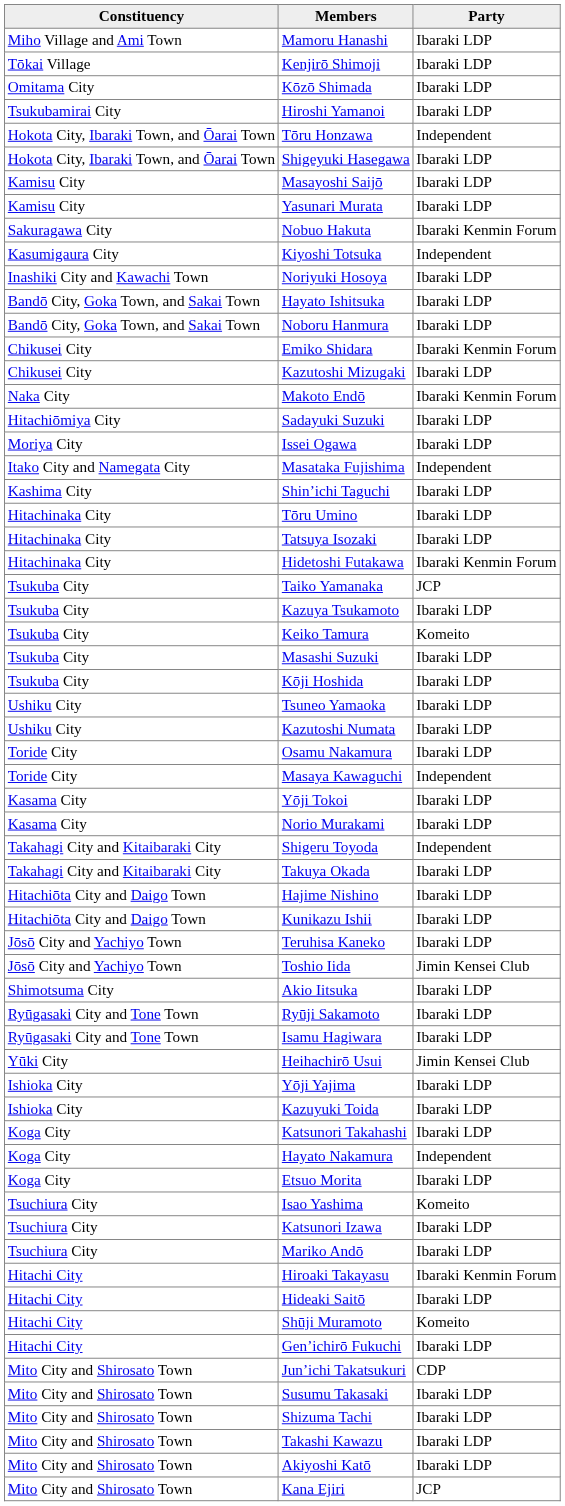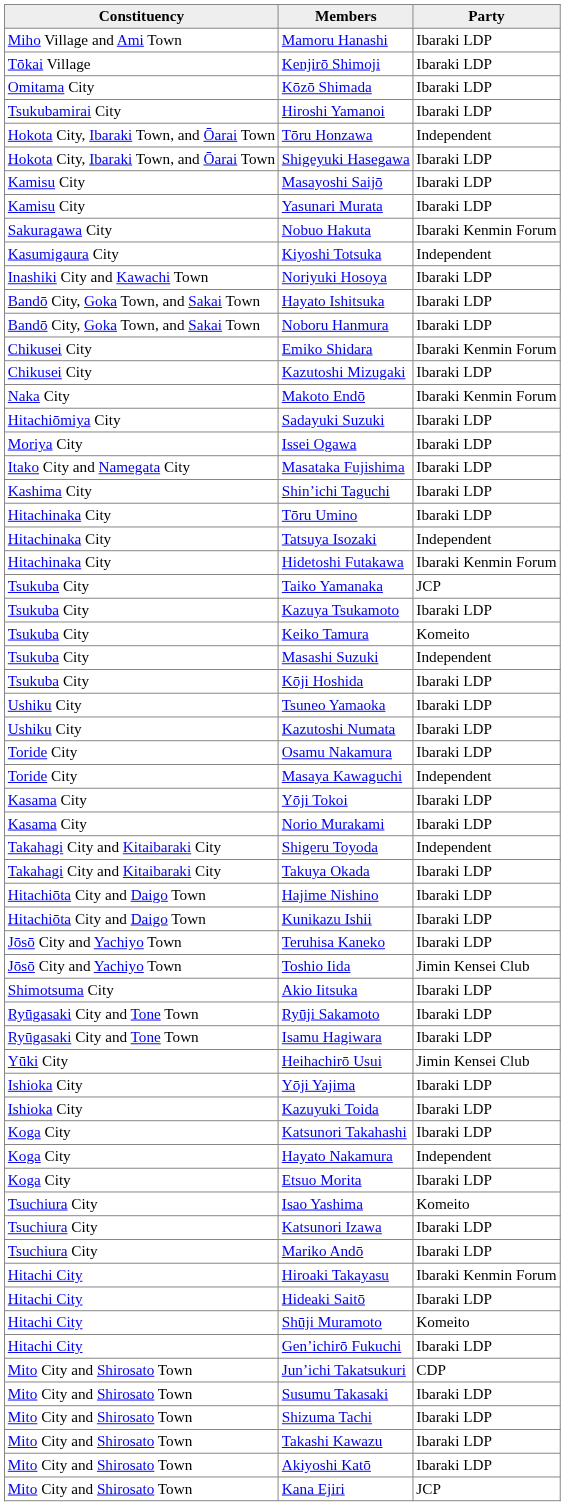(454, 467) Independent -> (454, 467) Ibaraki LDP
(454, 538) Ibaraki LDP -> (454, 538) Independent
(454, 657) Ibaraki LDP -> (454, 657) Independent
